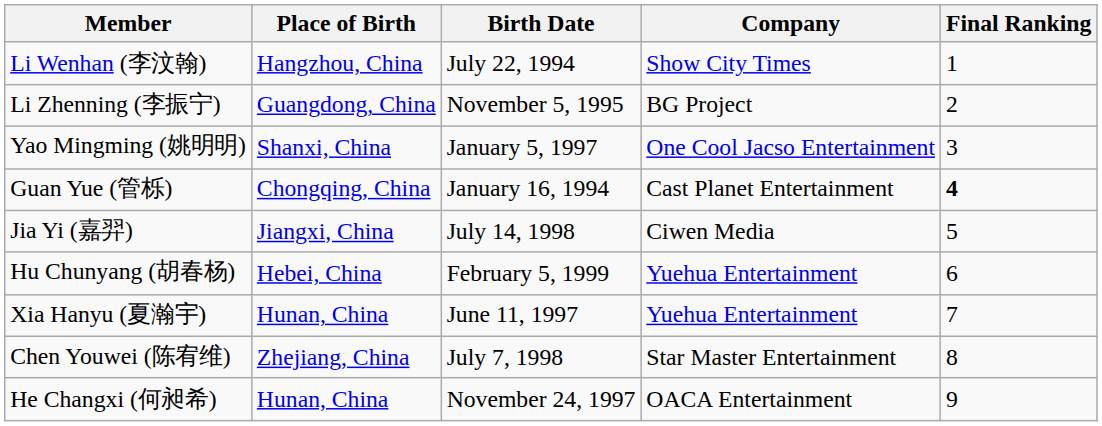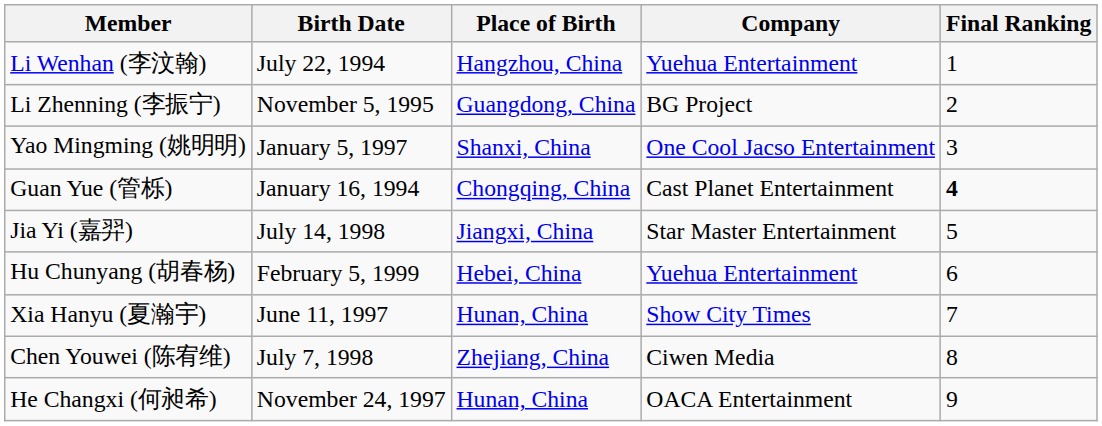columns swapped: (541, 23) <-> (346, 23)
(729, 63) Show City Times -> (752, 63) Yuehua Entertainment
(710, 231) Ciwen Media -> (771, 231) Star Master Entertainment
(752, 315) Yuehua Entertainment -> (729, 315) Show City Times
(771, 357) Star Master Entertainment -> (710, 357) Ciwen Media
